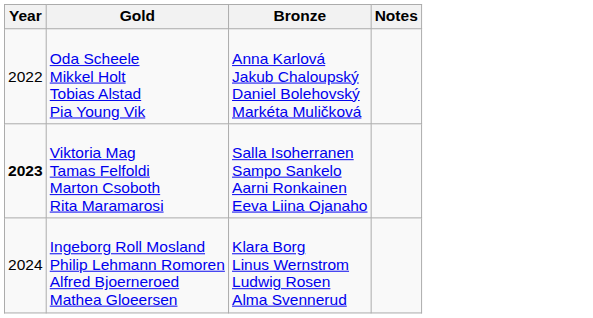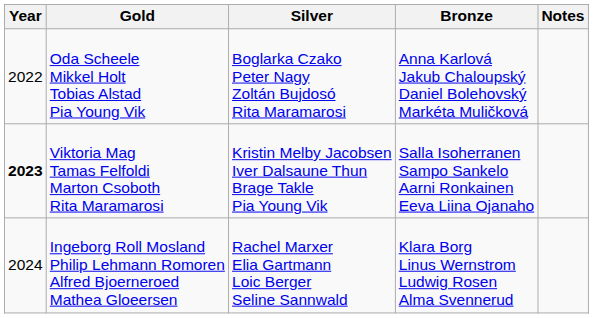+ column: (312, 16)
